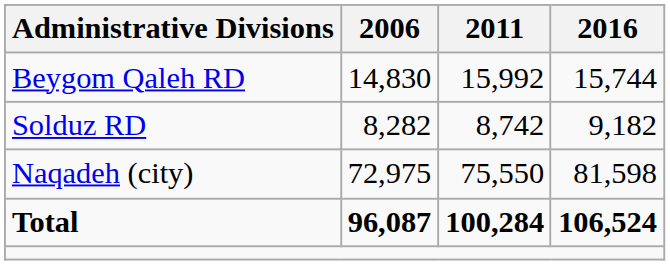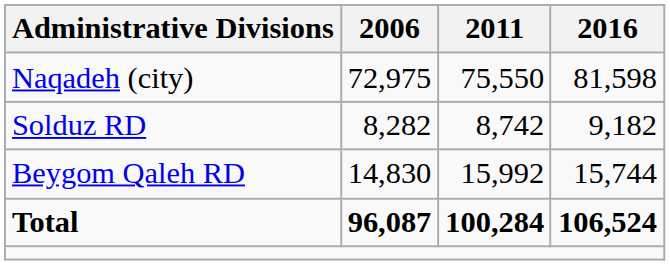rows swapped: (128, 76) <-> (103, 173)
